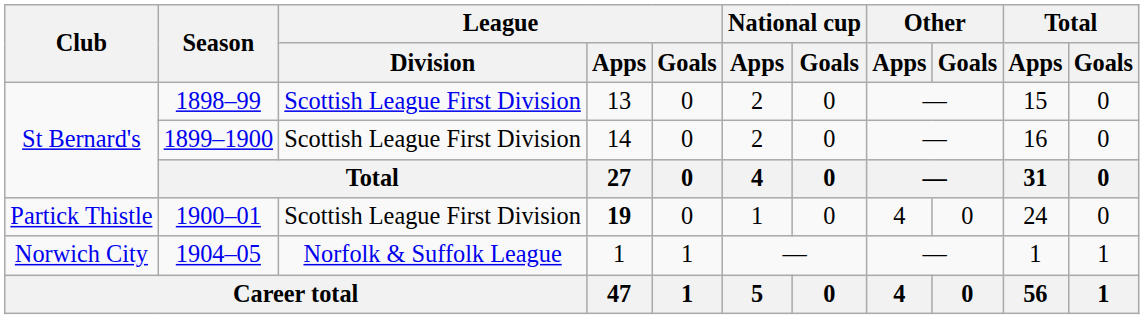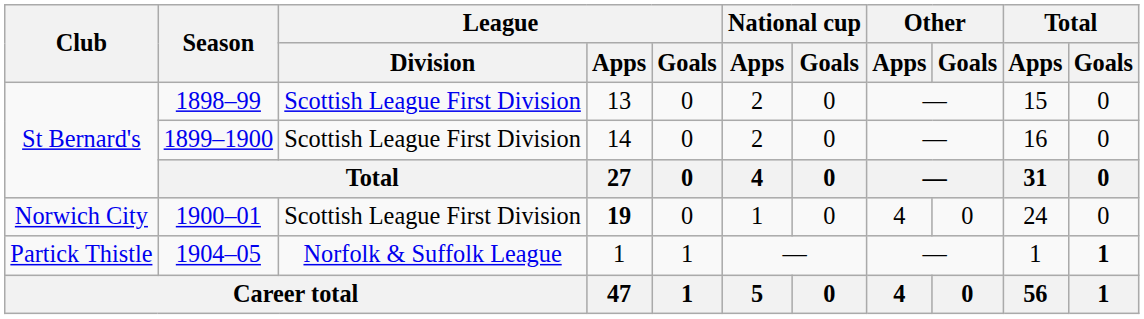(81, 216) Partick Thistle -> (81, 216) Norwich City
(81, 255) Norwich City -> (81, 255) Partick Thistle
(1103, 255) normal -> (1103, 255) bold
